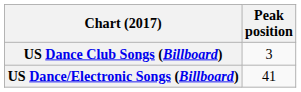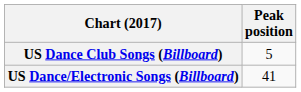(269, 53) 3 -> (269, 53) 5
